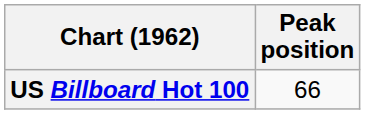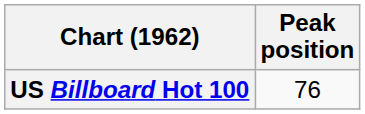(307, 89) 66 -> (307, 89) 76
